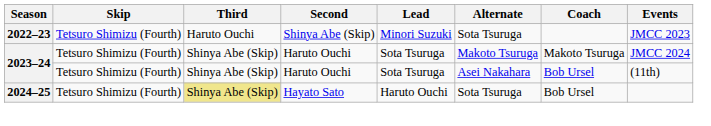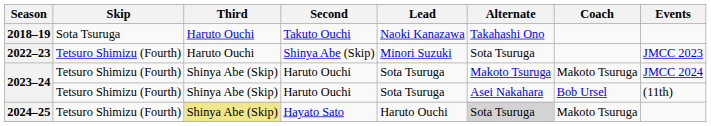+ row: (29, 33)
(490, 92) no background -> (502, 111) lightgrey background
(569, 92) Bob Ursel -> (597, 111) Makoto Tsuruga
